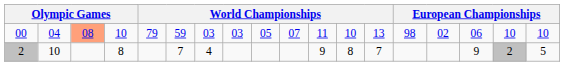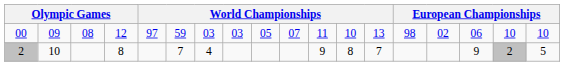(54, 33) 04 -> (54, 33) 09
(88, 33) lightsalmon background -> (88, 33) no background
(121, 33) 10 -> (121, 33) 12
(152, 33) 79 -> (152, 33) 97
